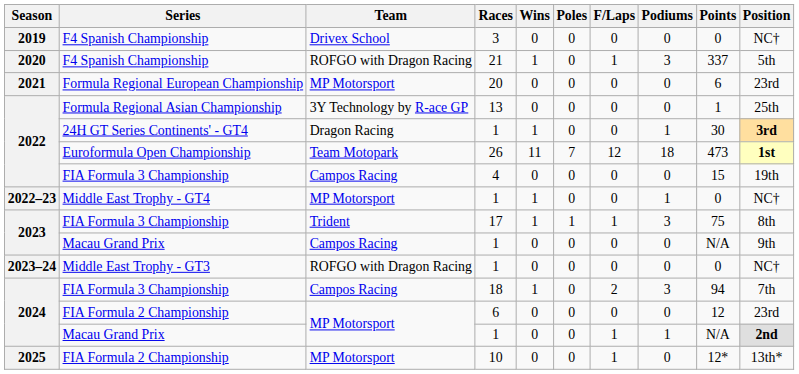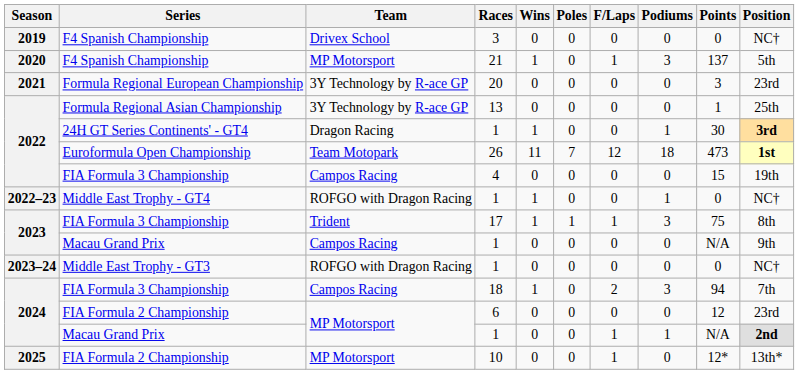(391, 61) ROFGO with Dragon Racing -> (352, 61) MP Motorsport
(718, 61) 337 -> (718, 61) 137
(352, 84) MP Motorsport -> (389, 84) 3Y Technology by R-ace GP
(718, 84) 6 -> (718, 84) 3
(352, 198) MP Motorsport -> (391, 198) ROFGO with Dragon Racing
